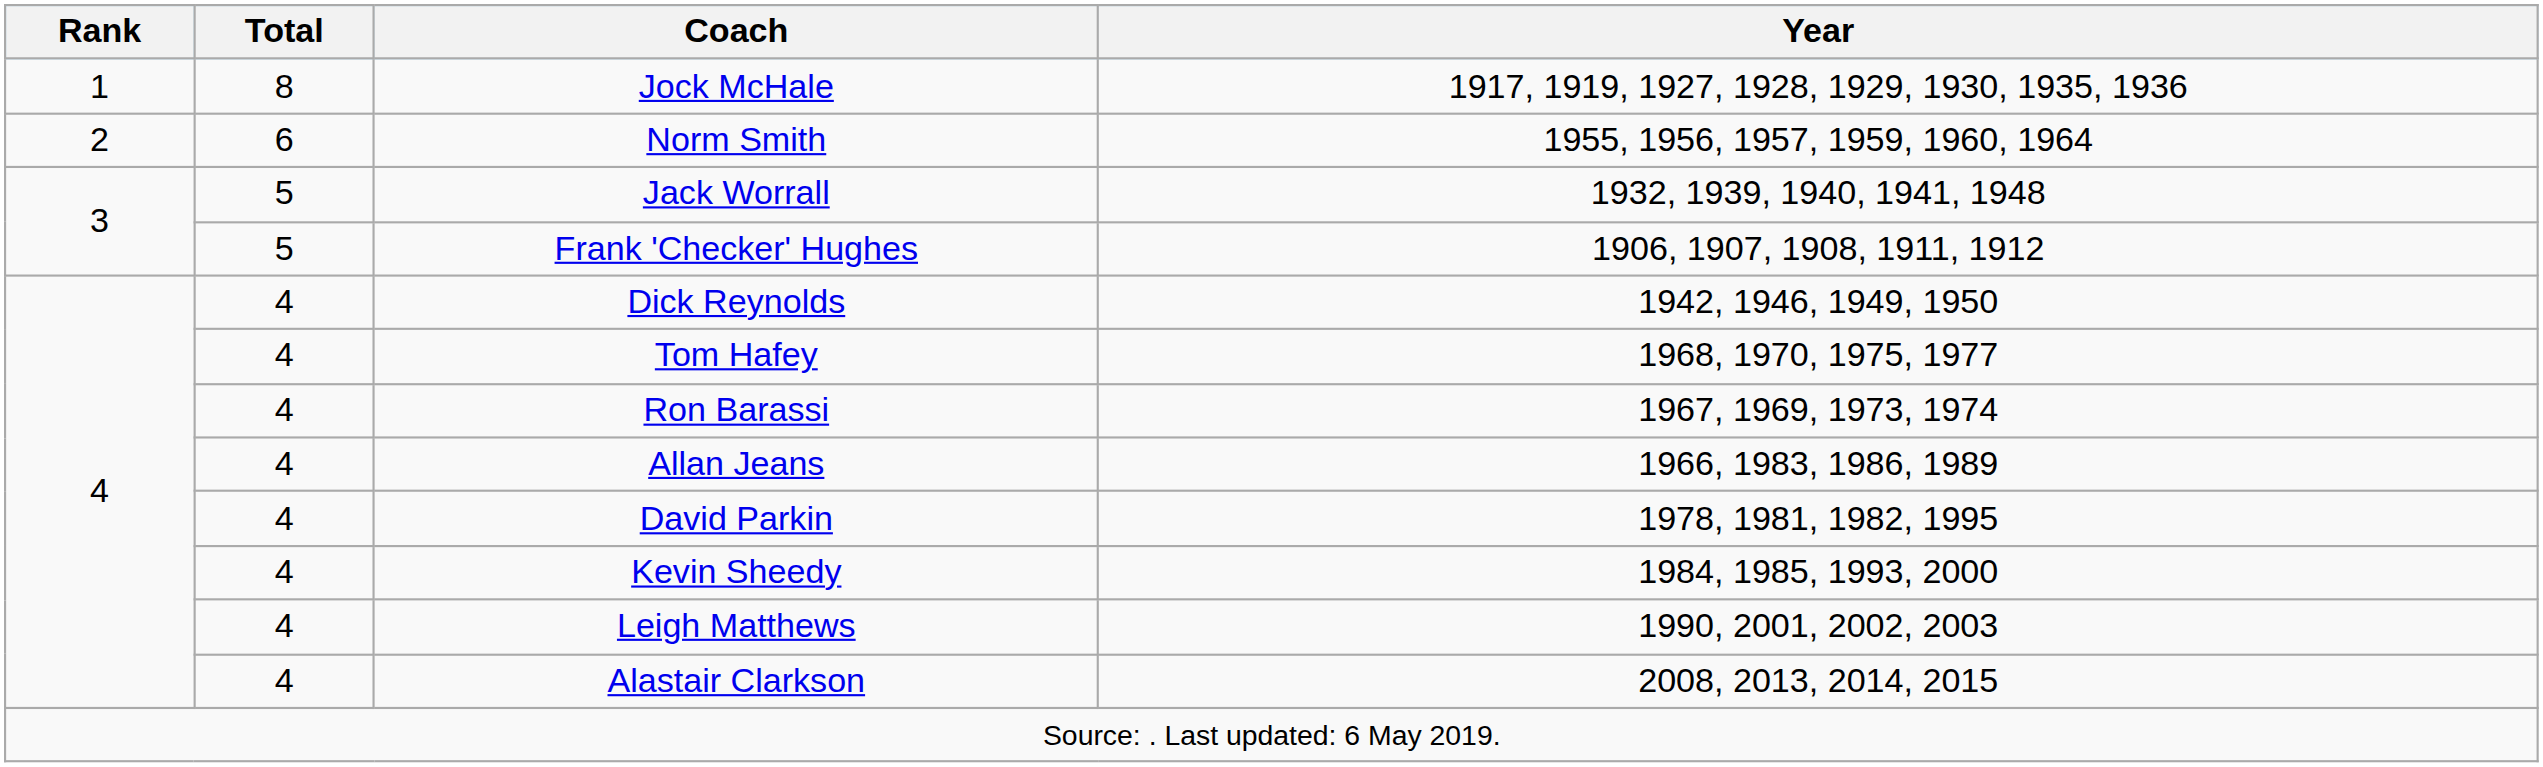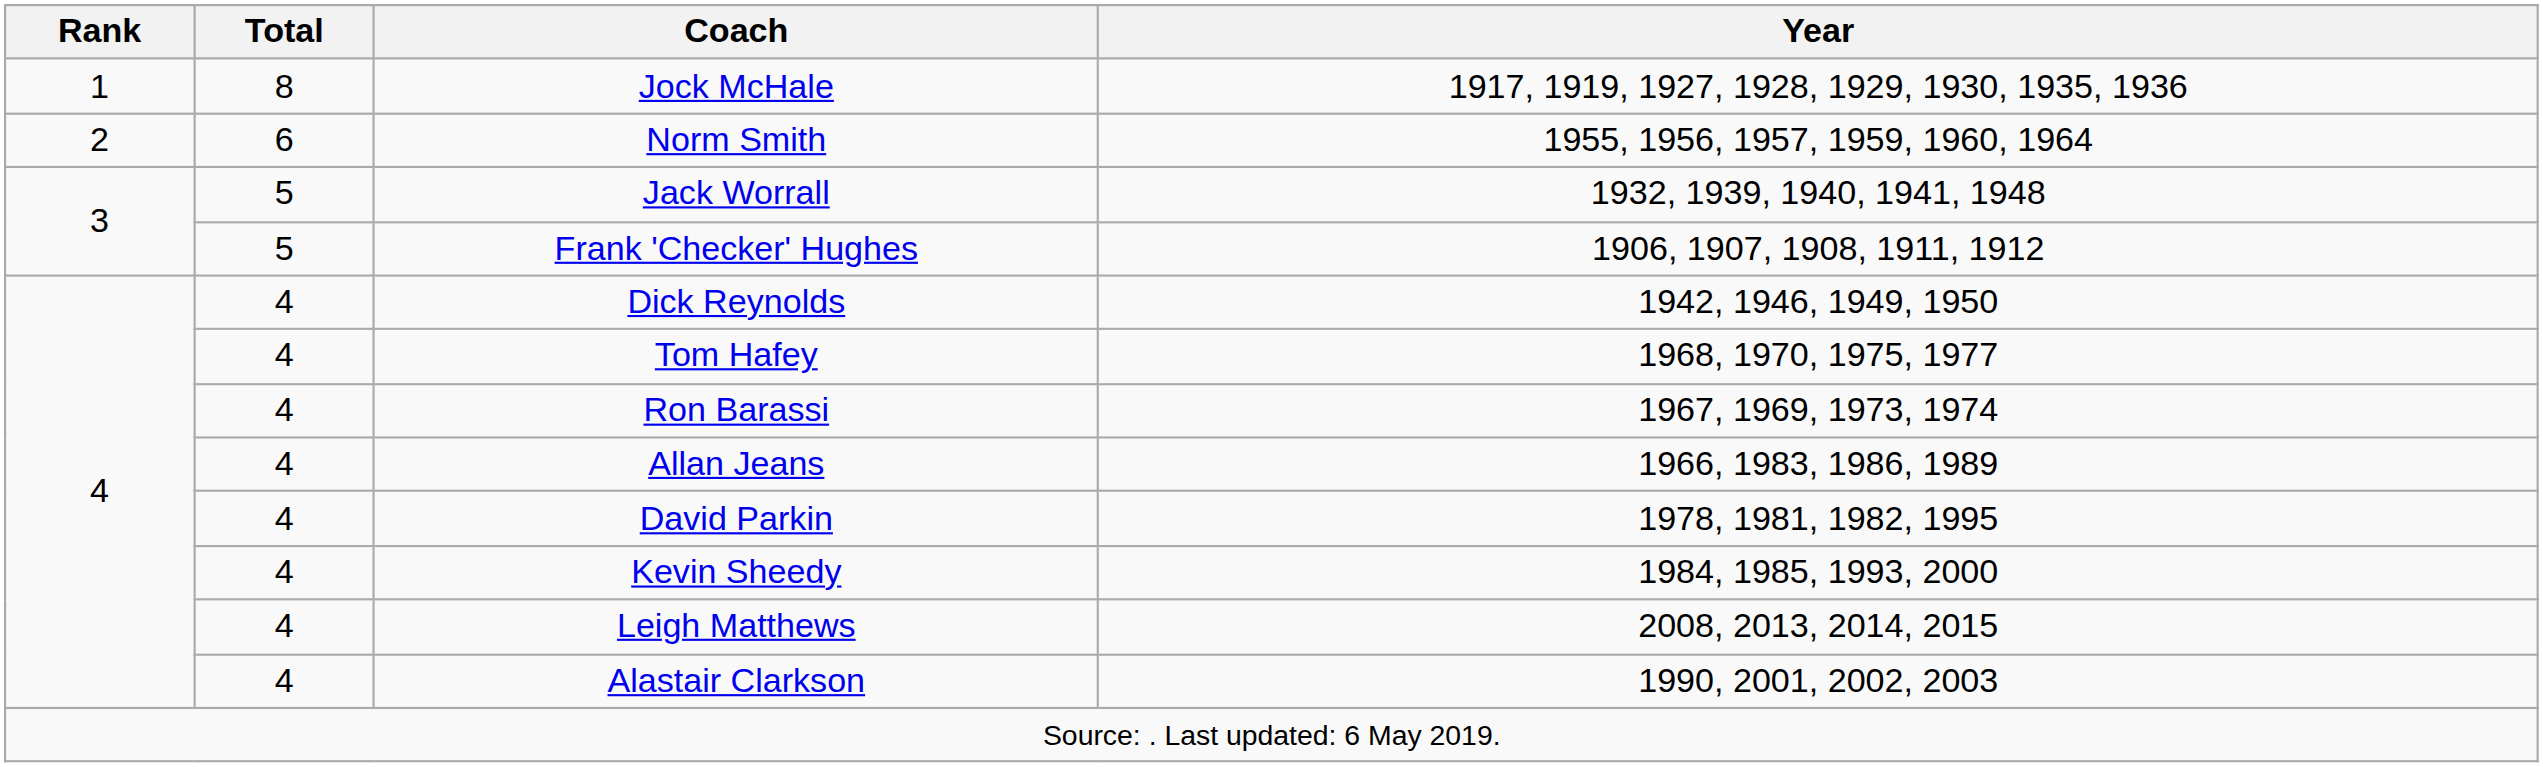(1818, 626) 1990, 2001, 2002, 2003 -> (1818, 626) 2008, 2013, 2014, 2015
(1818, 680) 2008, 2013, 2014, 2015 -> (1818, 680) 1990, 2001, 2002, 2003
